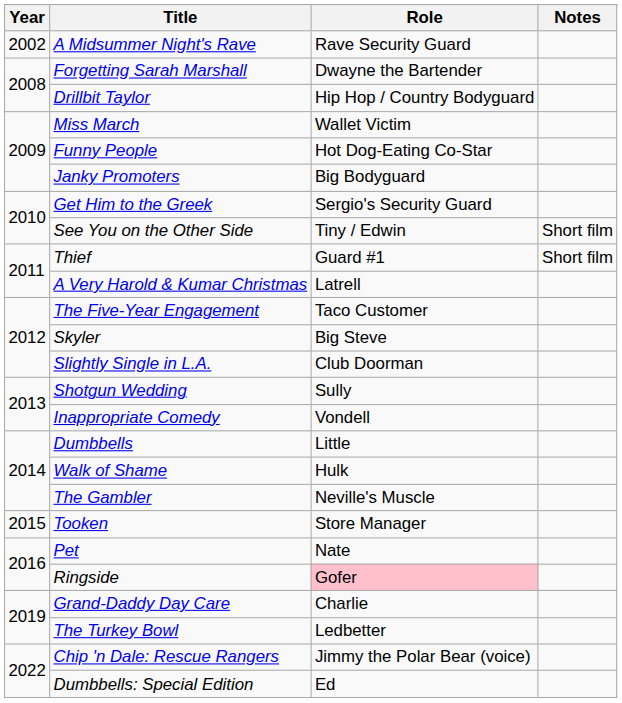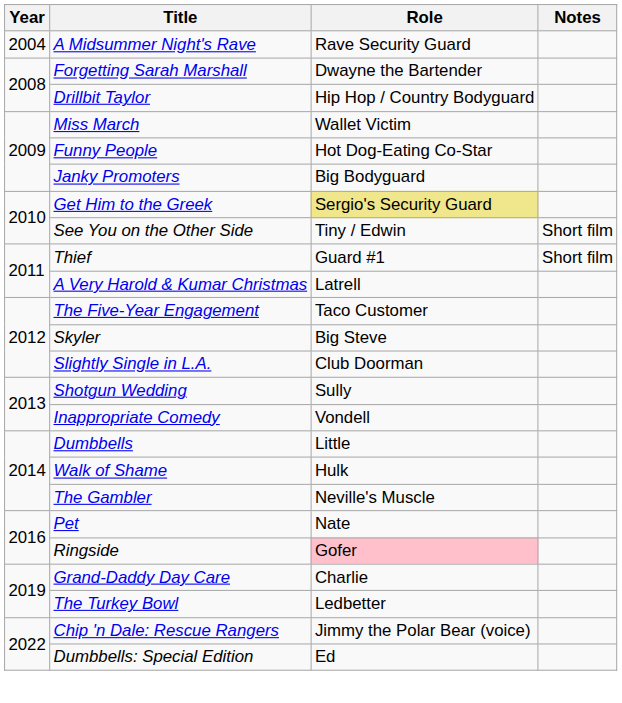(27, 44) 2002 -> (27, 44) 2004
(403, 204) no background -> (403, 204) khaki background
- row: (81, 524)
